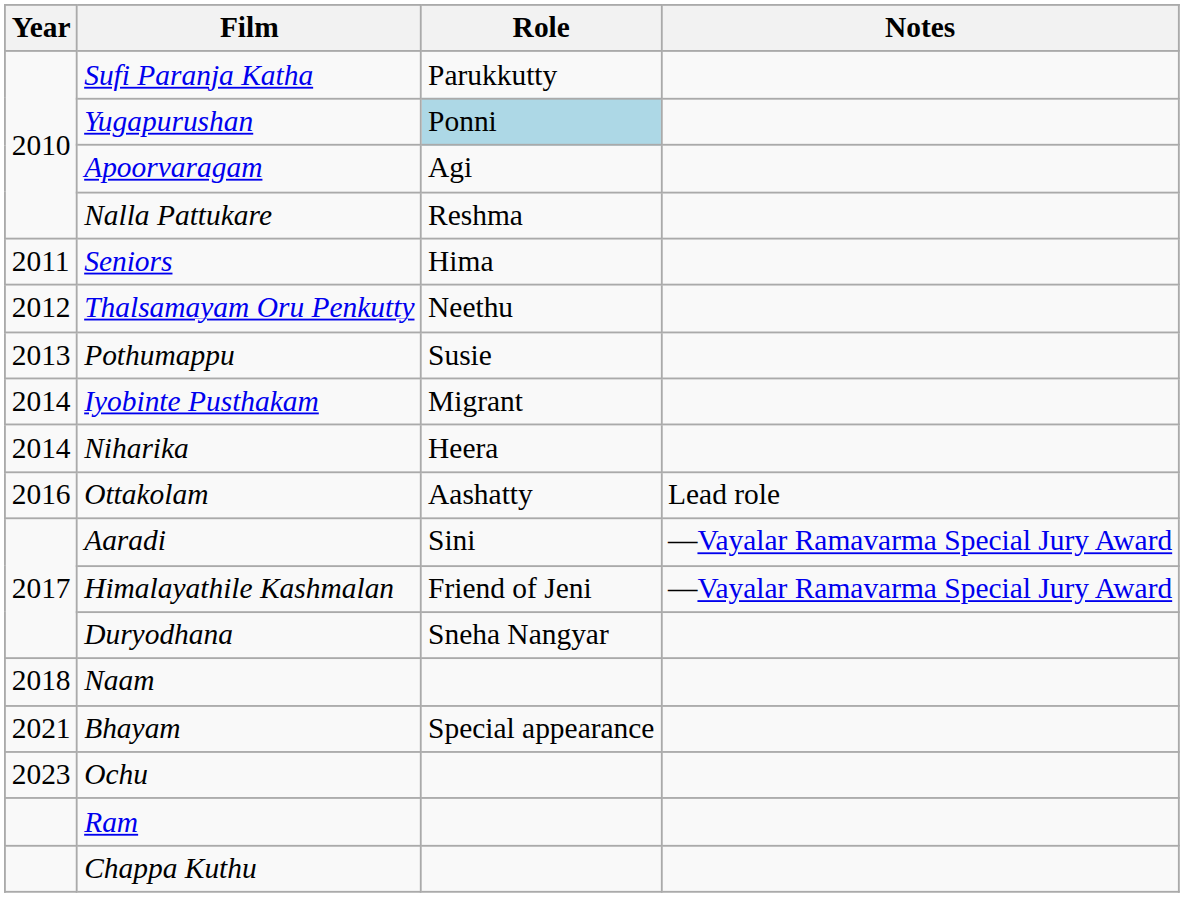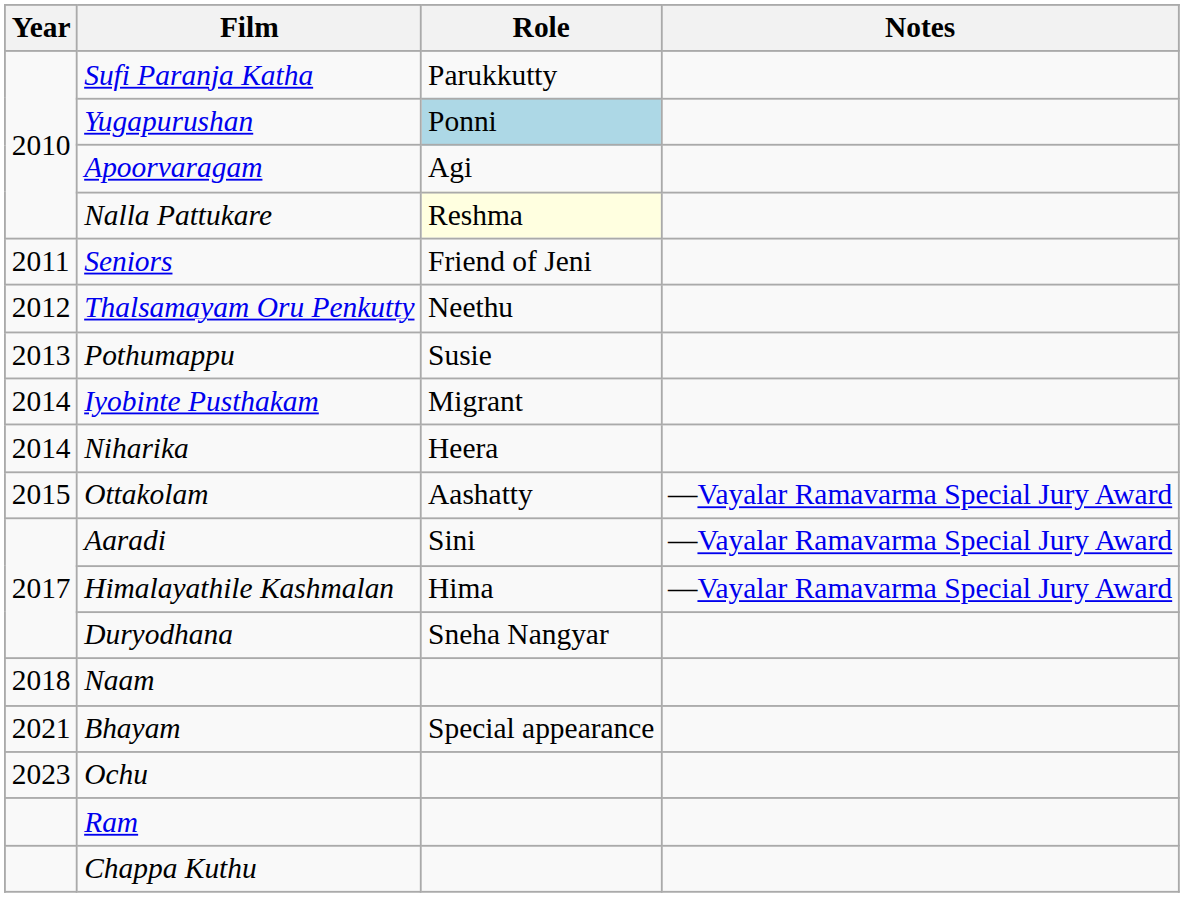(475, 214) no background -> (475, 214) lightyellow background
(461, 261) Hima -> (510, 261) Friend of Jeni
(41, 494) 2016 -> (41, 494) 2015
(724, 494) Lead role -> (920, 494) —Vayalar Ramavarma Special Jury Award
(510, 588) Friend of Jeni -> (461, 588) Hima
